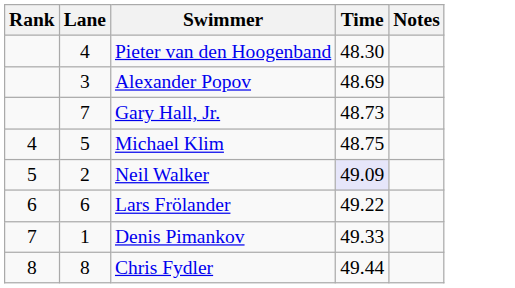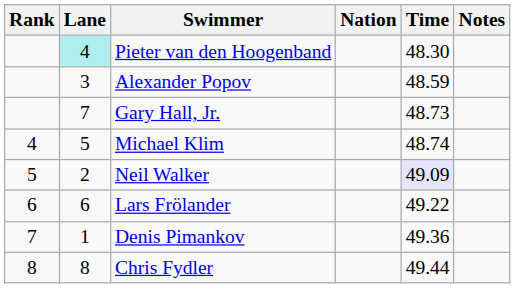+ column: (368, 19)
(85, 50) no background -> (85, 50) paleturquoise background
(362, 81) 48.69 -> (428, 81) 48.59
(362, 143) 48.75 -> (428, 143) 48.74
(362, 236) 49.33 -> (428, 236) 49.36
